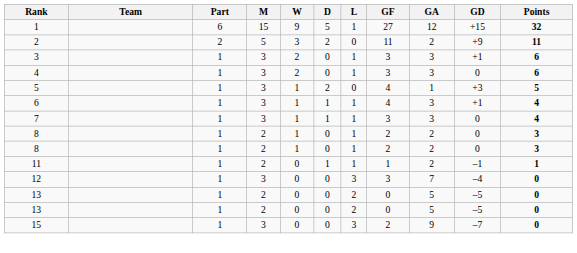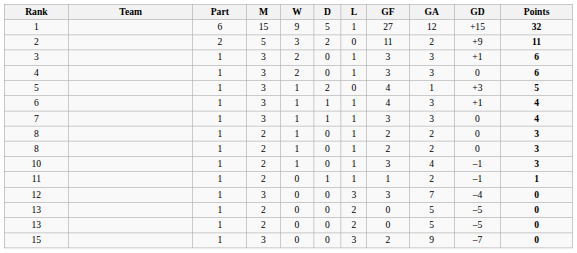+ row: (36, 164)
